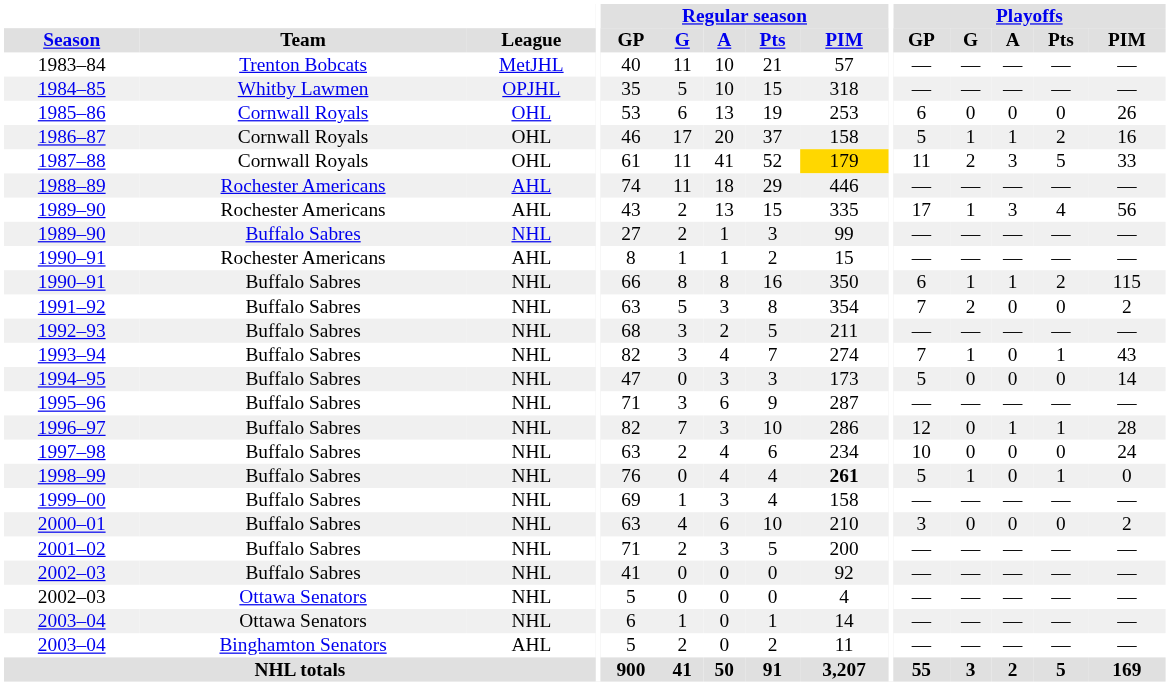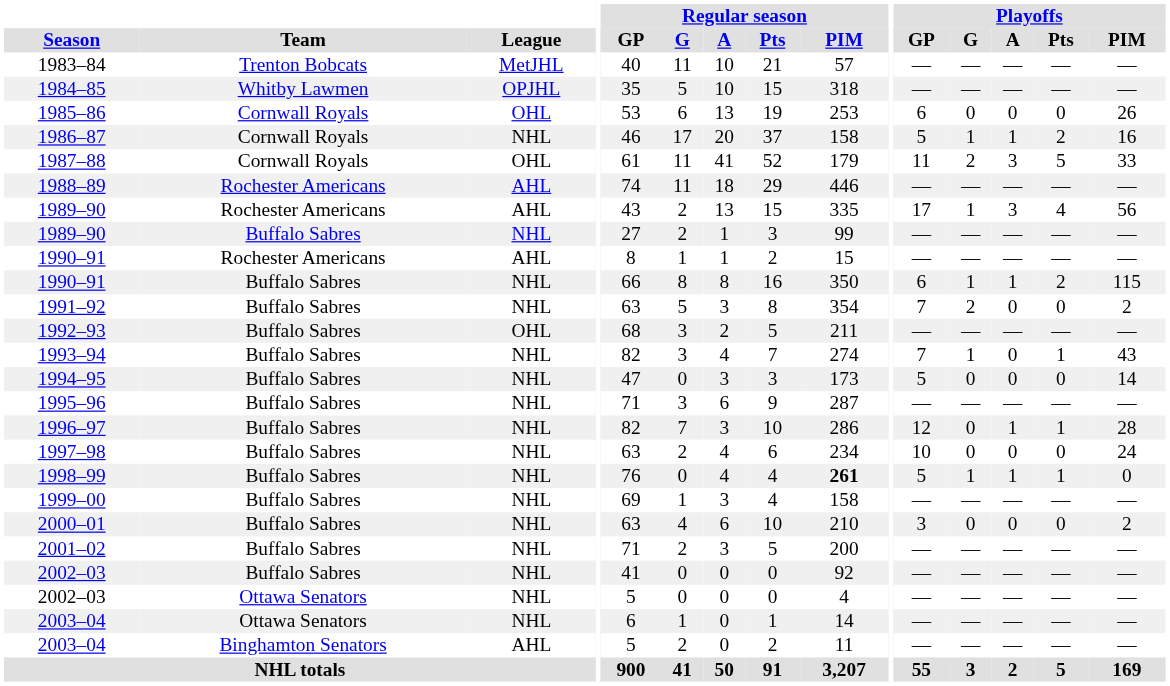(531, 136) OHL -> (531, 136) NHL
(844, 161) gold background -> (844, 161) no background
(531, 330) NHL -> (531, 330) OHL
(1013, 475) 0 -> (1013, 475) 1
